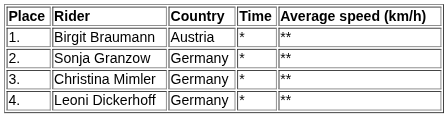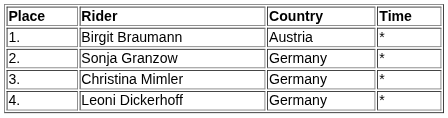- column: (353, 16)
